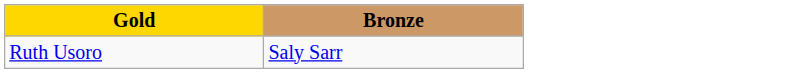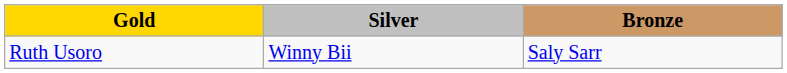+ column: (393, 20)
